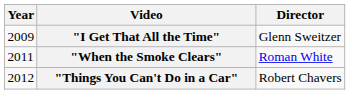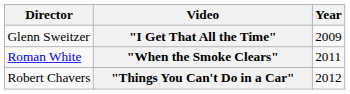columns swapped: (21, 15) <-> (300, 15)
